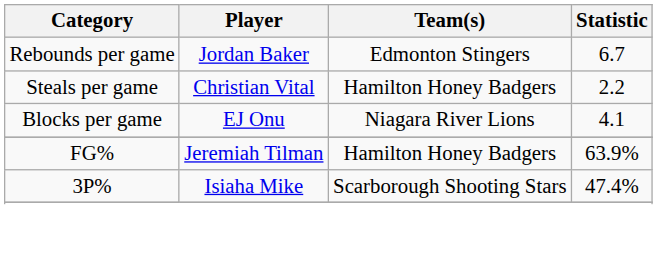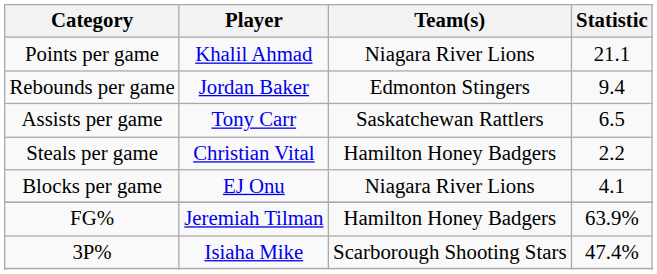+ row: (92, 53)
(612, 53) 6.7 -> (612, 86) 9.4
+ row: (92, 119)
